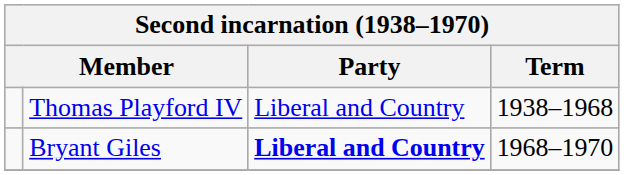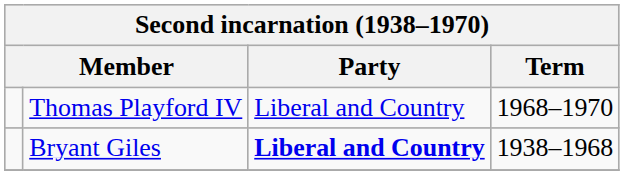(555, 107) 1938–1968 -> (555, 107) 1968–1970
(555, 148) 1968–1970 -> (555, 148) 1938–1968
